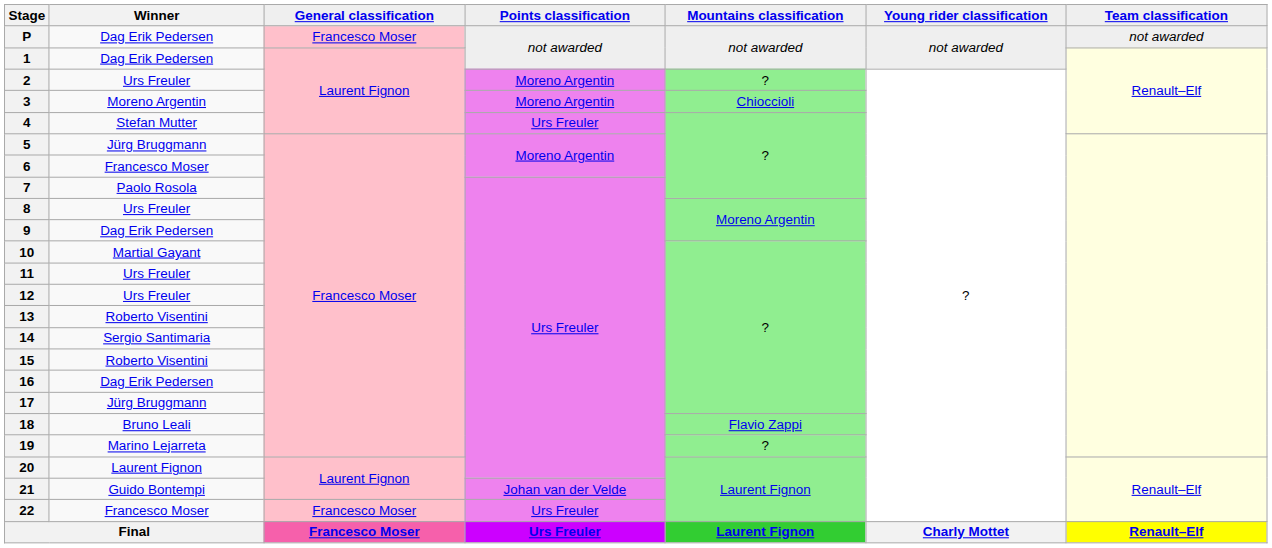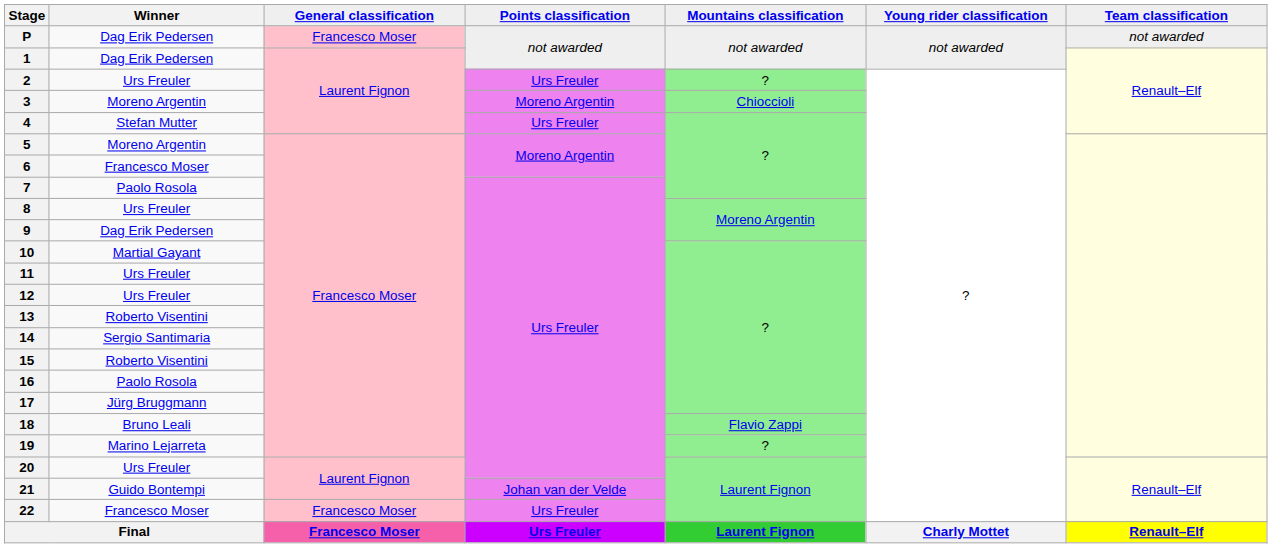(565, 80) Moreno Argentin -> (565, 80) Urs Freuler
(157, 145) Jürg Bruggmann -> (157, 145) Moreno Argentin
(157, 382) Dag Erik Pedersen -> (157, 382) Paolo Rosola
(157, 468) Laurent Fignon -> (157, 468) Urs Freuler
